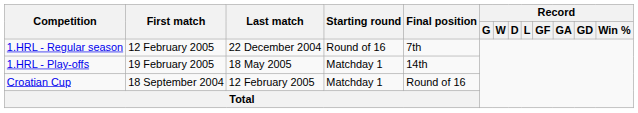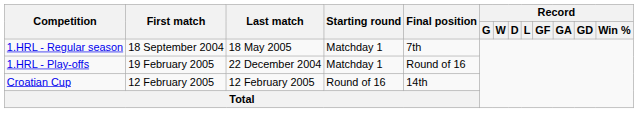(171, 47) 12 February 2005 -> (176, 47) 18 September 2004
(275, 47) 22 December 2004 -> (260, 47) 18 May 2005
(356, 47) Round of 16 -> (354, 47) Matchday 1
(260, 64) 18 May 2005 -> (275, 64) 22 December 2004
(417, 64) 14th -> (436, 64) Round of 16
(176, 82) 18 September 2004 -> (171, 82) 12 February 2005
(354, 82) Matchday 1 -> (356, 82) Round of 16
(436, 82) Round of 16 -> (417, 82) 14th
